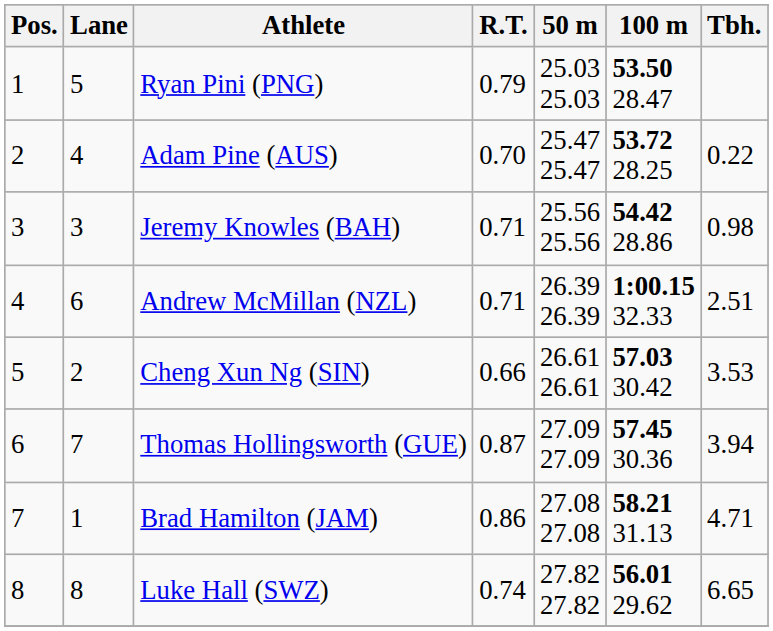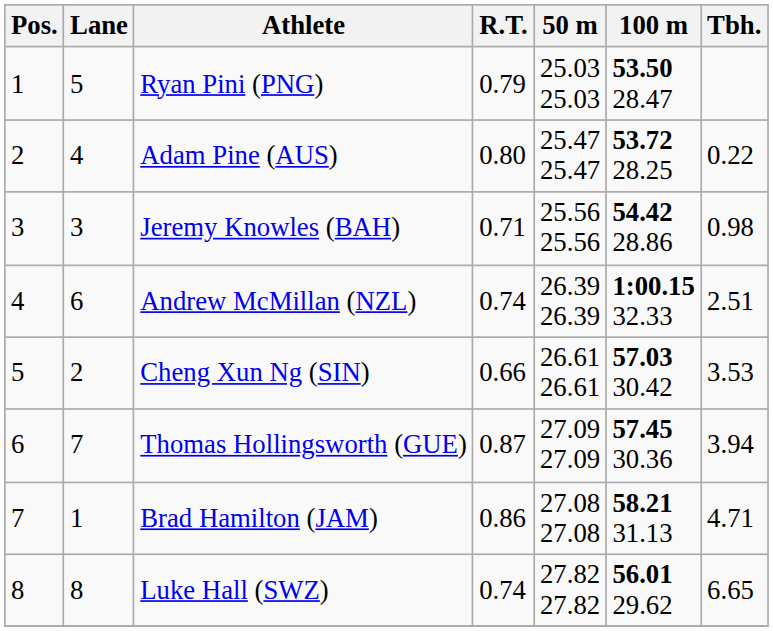(503, 155) 0.70 -> (503, 155) 0.80
(503, 300) 0.71 -> (503, 300) 0.74
